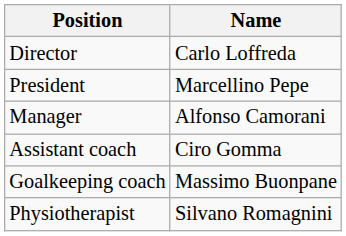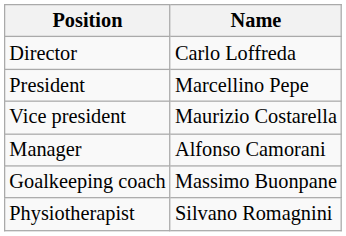+ row: (68, 117)
- row: (73, 149)
